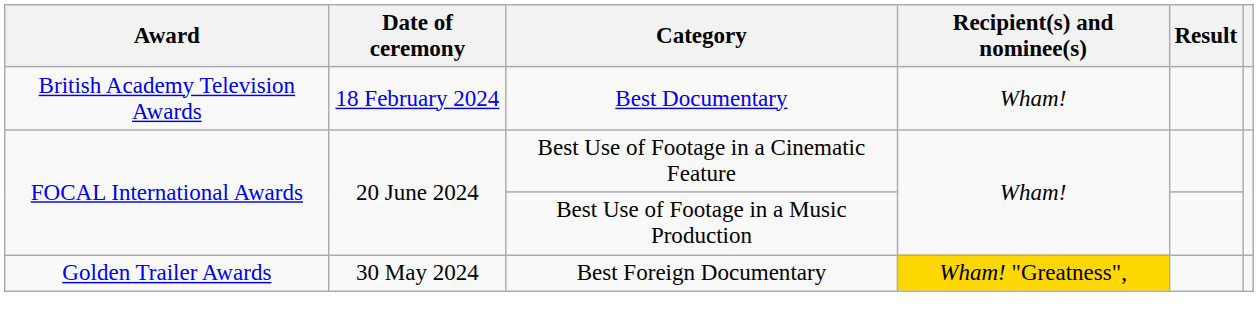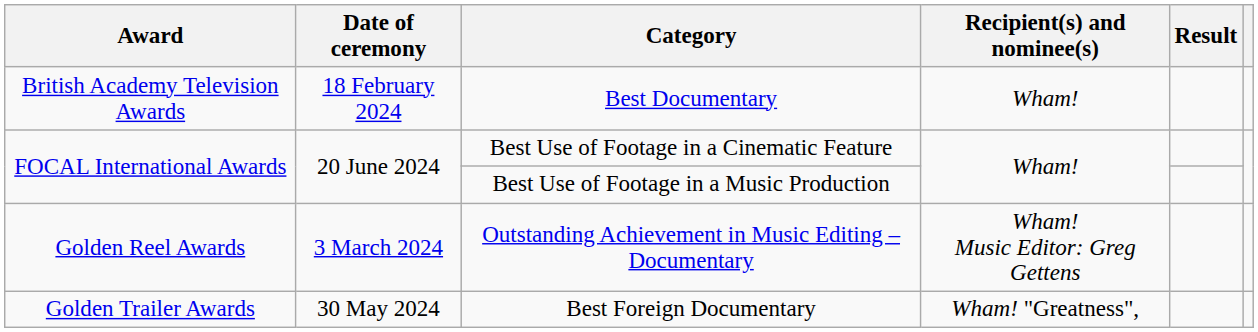+ row: (691, 246)
(1033, 272) gold background -> (1045, 309) no background
